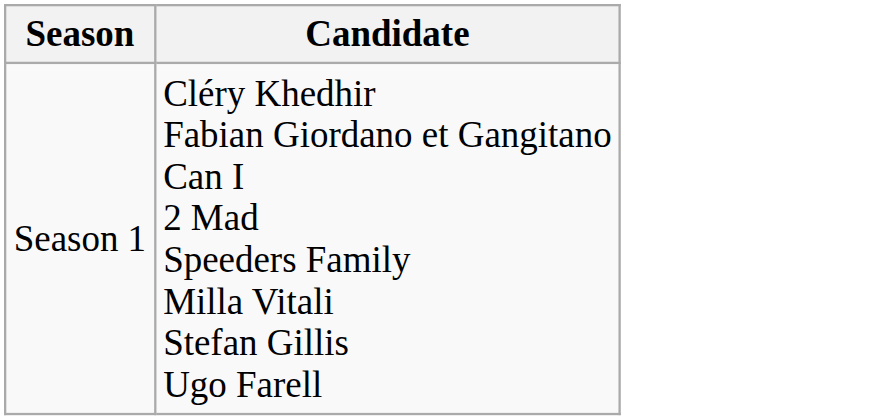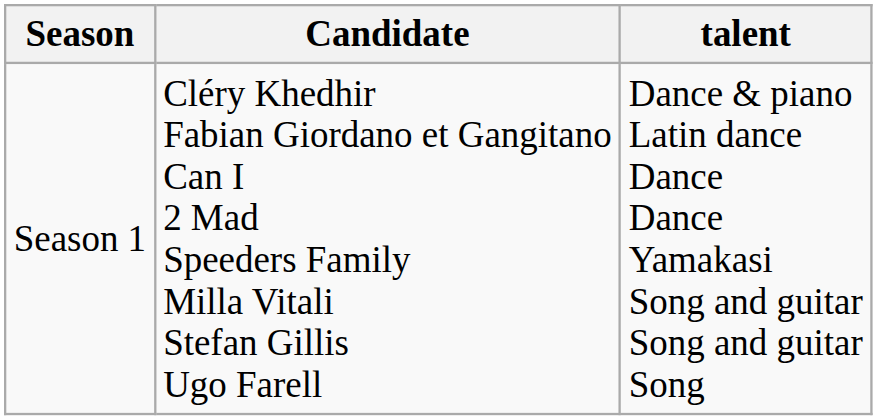+ column: (746, 33)
